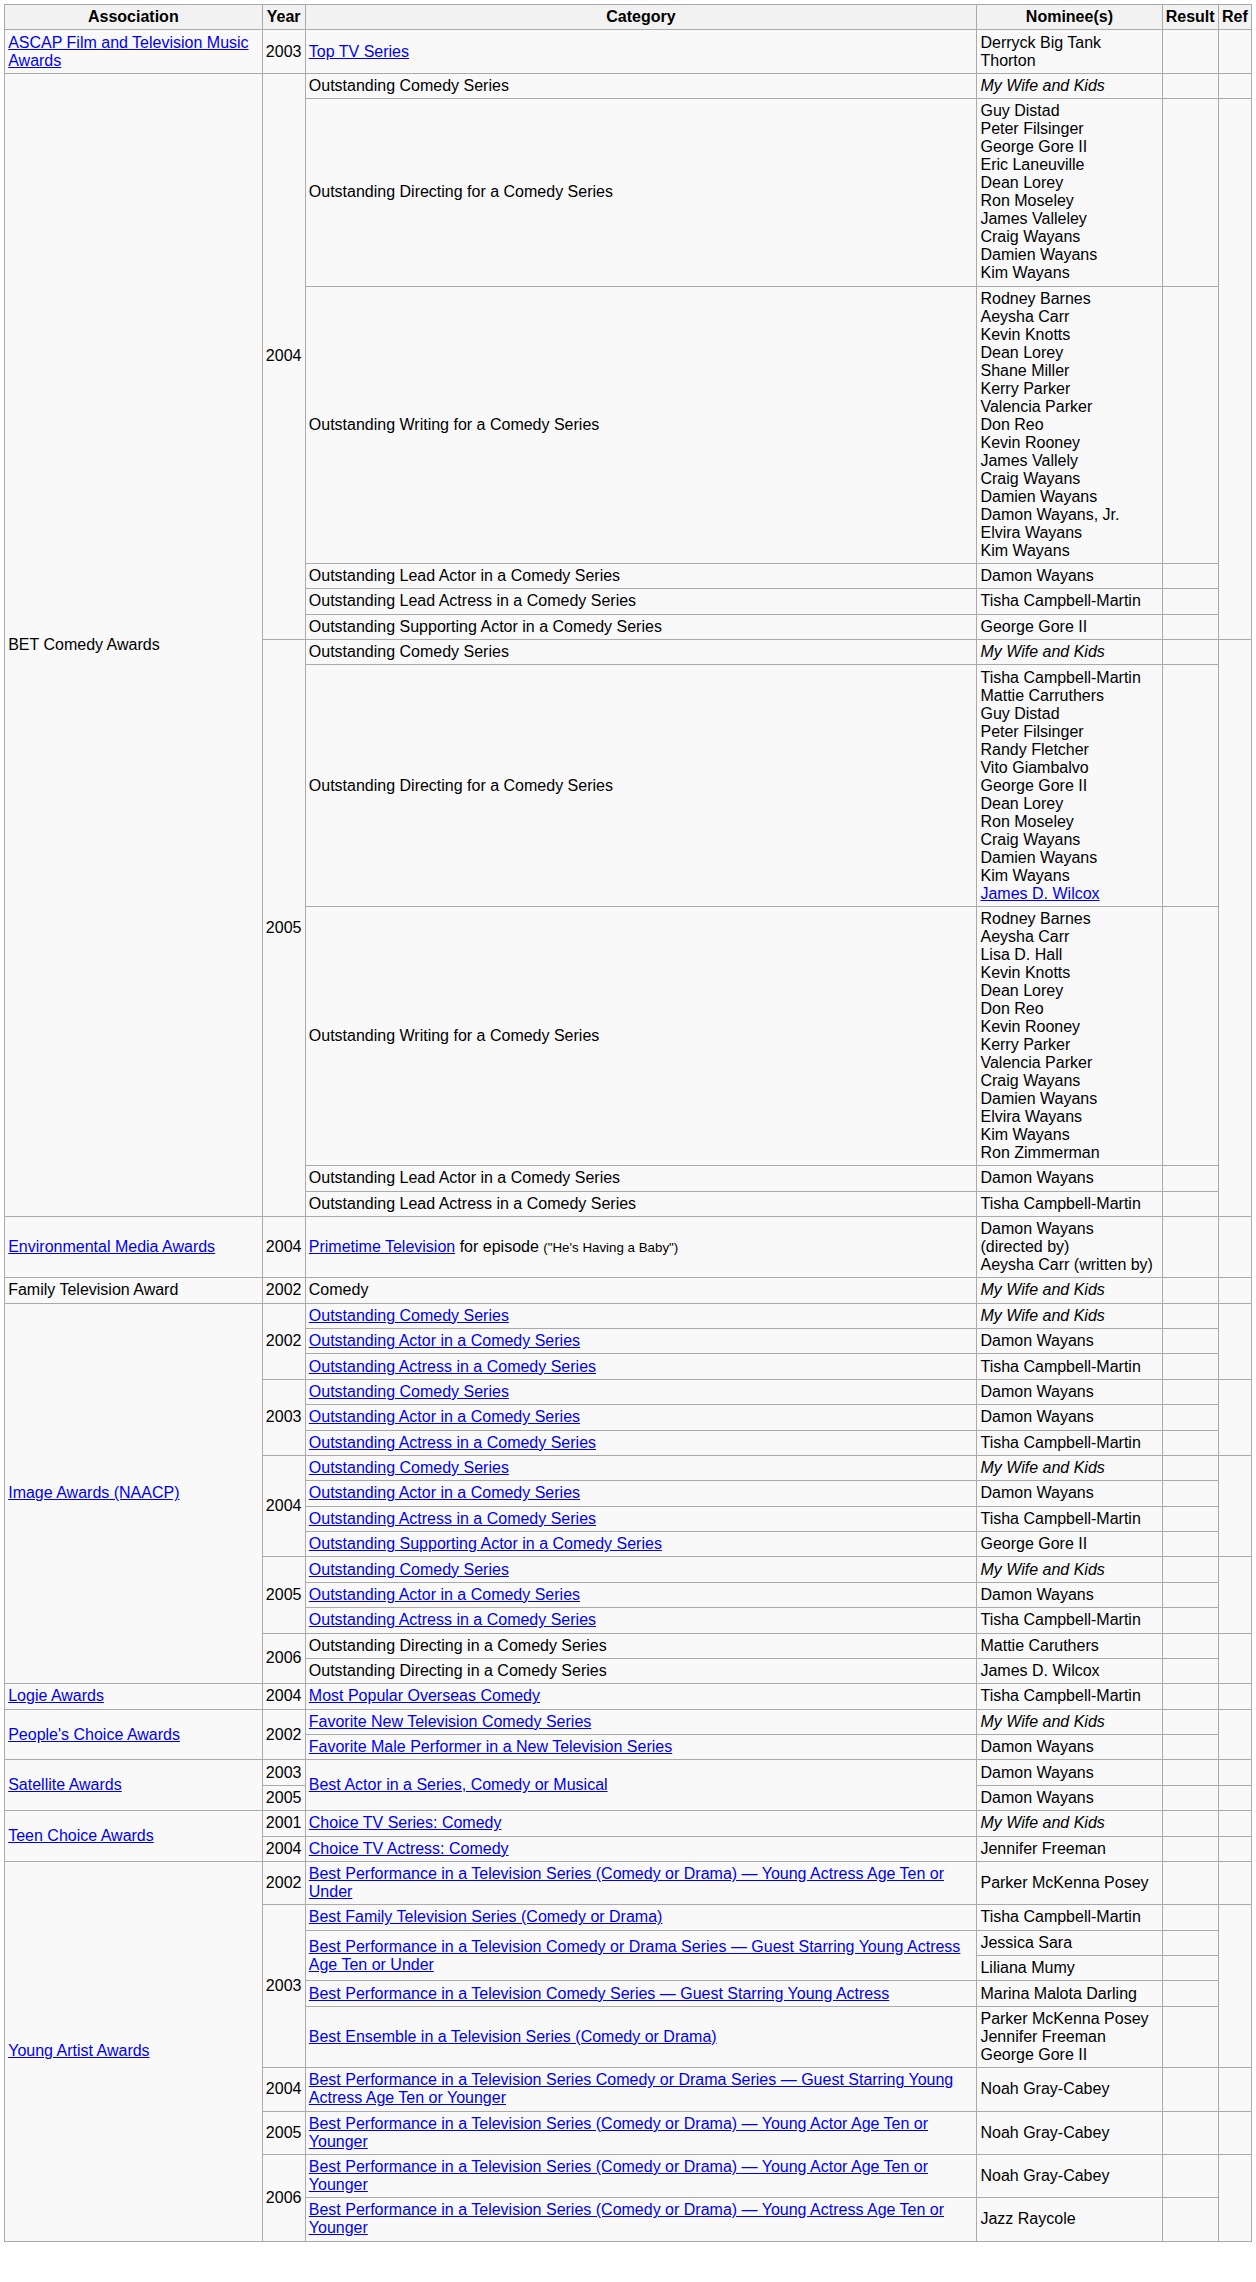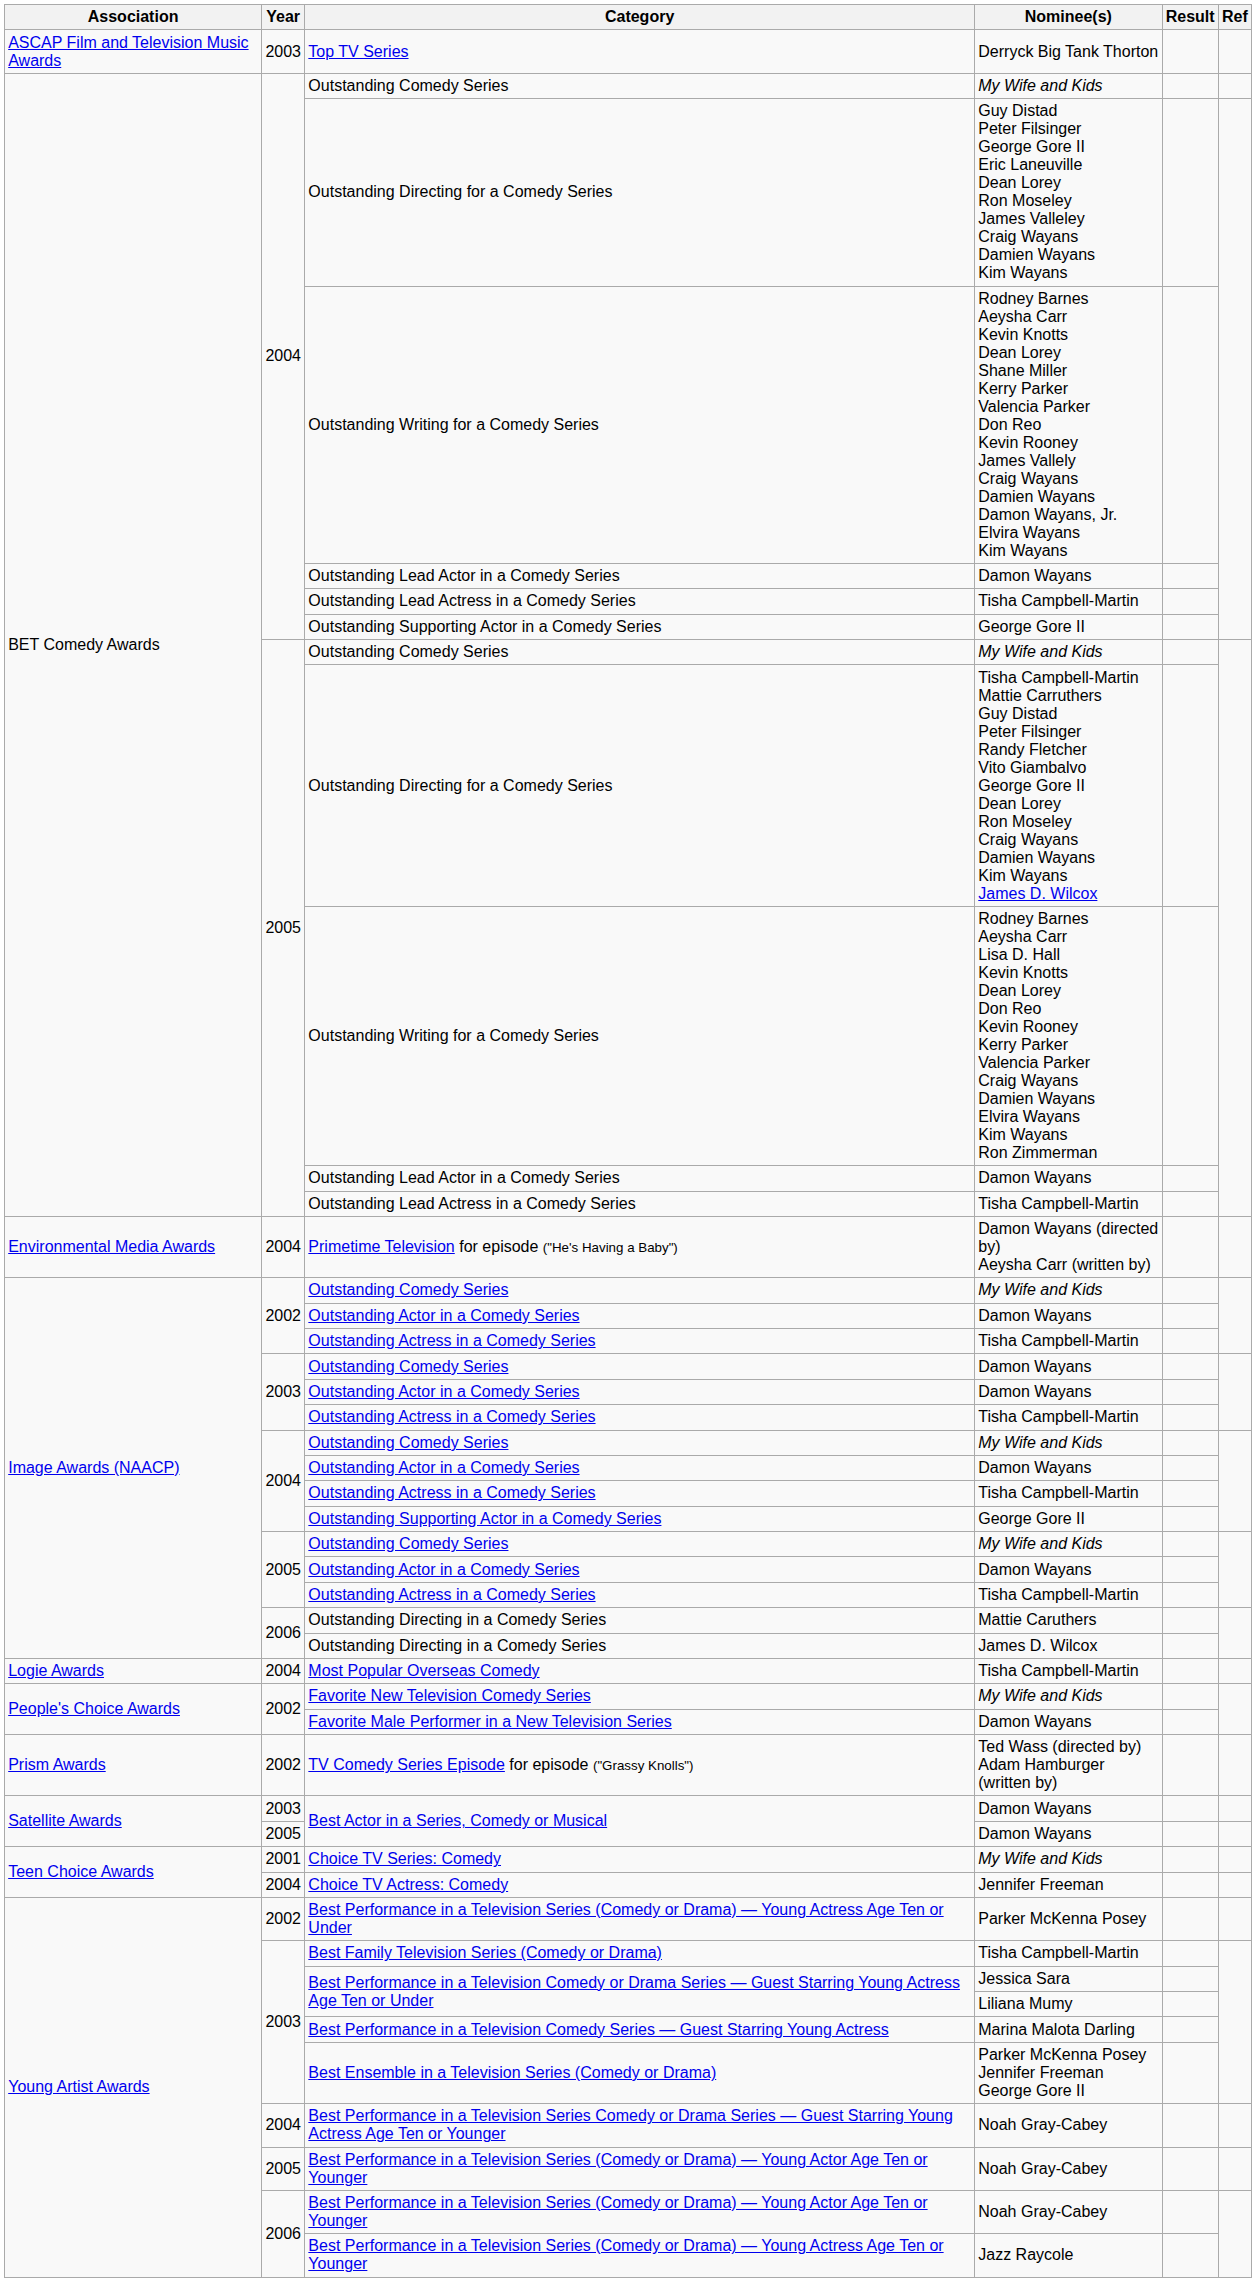- row: (284, 1290)
+ row: (283, 1765)
